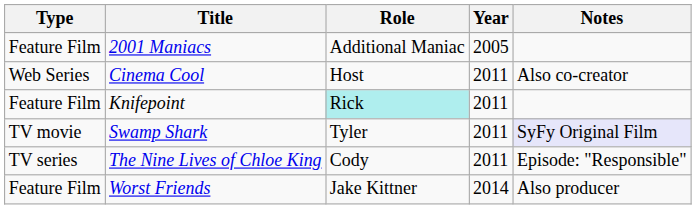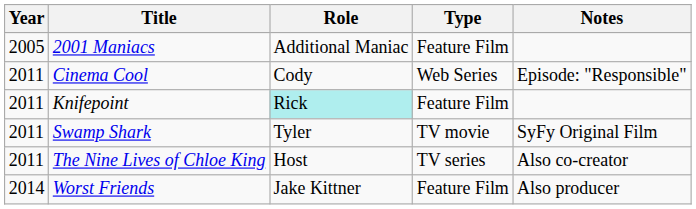columns swapped: (491, 18) <-> (55, 18)
(347, 75) Host -> (293, 75) Cody
(573, 75) Also co-creator -> (602, 75) Episode: "Responsible"
(587, 132) lavender background -> (587, 132) no background
(349, 160) Cody -> (291, 160) Host
(602, 160) Episode: "Responsible" -> (573, 160) Also co-creator
